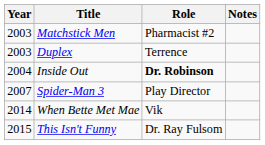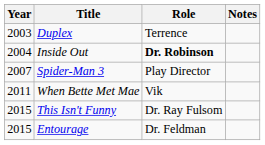- row: (76, 33)
(19, 110) 2014 -> (19, 91) 2011
+ row: (63, 129)
